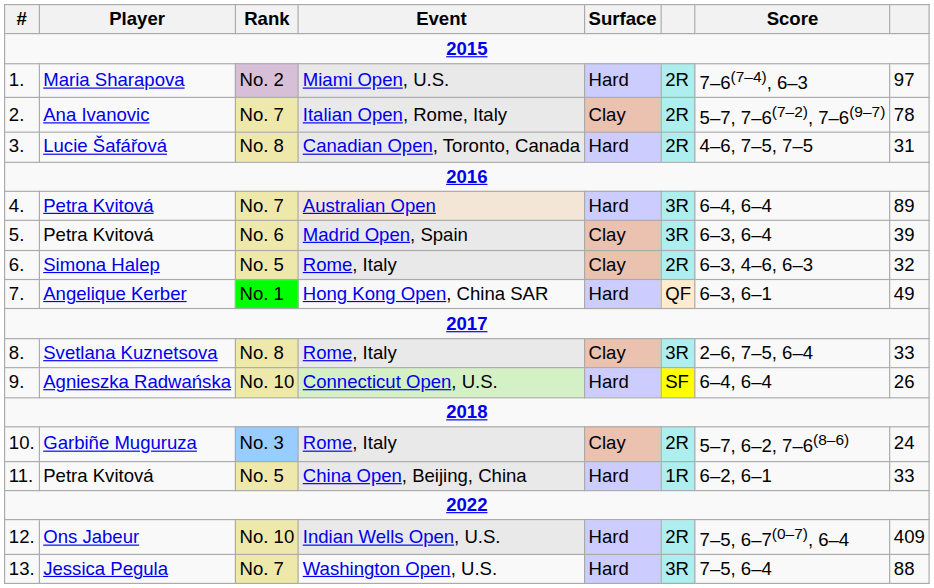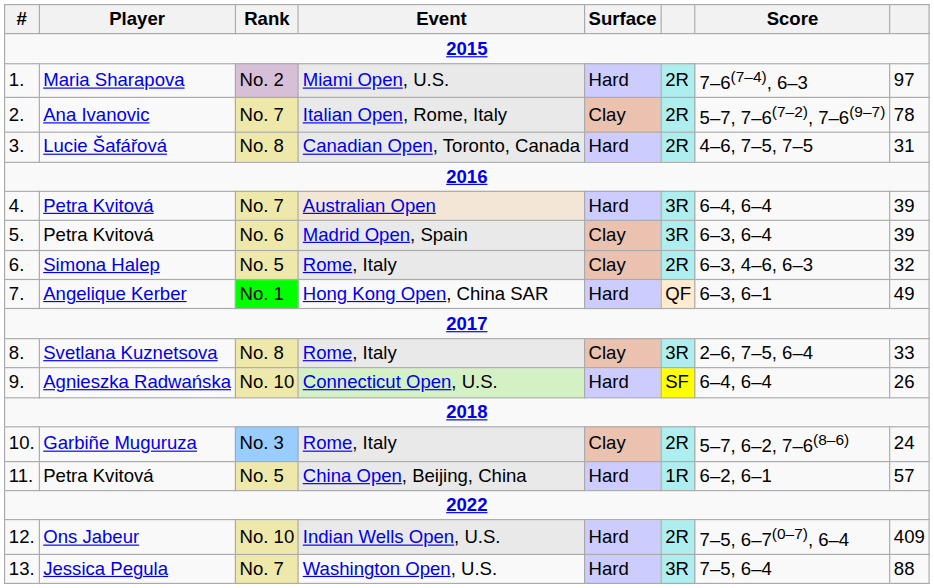(904, 205) 89 -> (904, 205) 39
(904, 475) 33 -> (904, 475) 57
